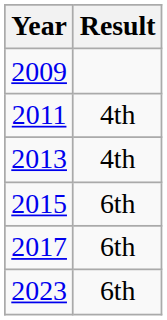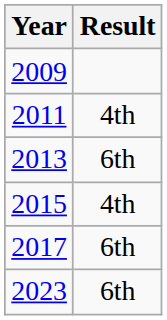(118, 159) 4th -> (118, 159) 6th
(118, 203) 6th -> (118, 203) 4th
